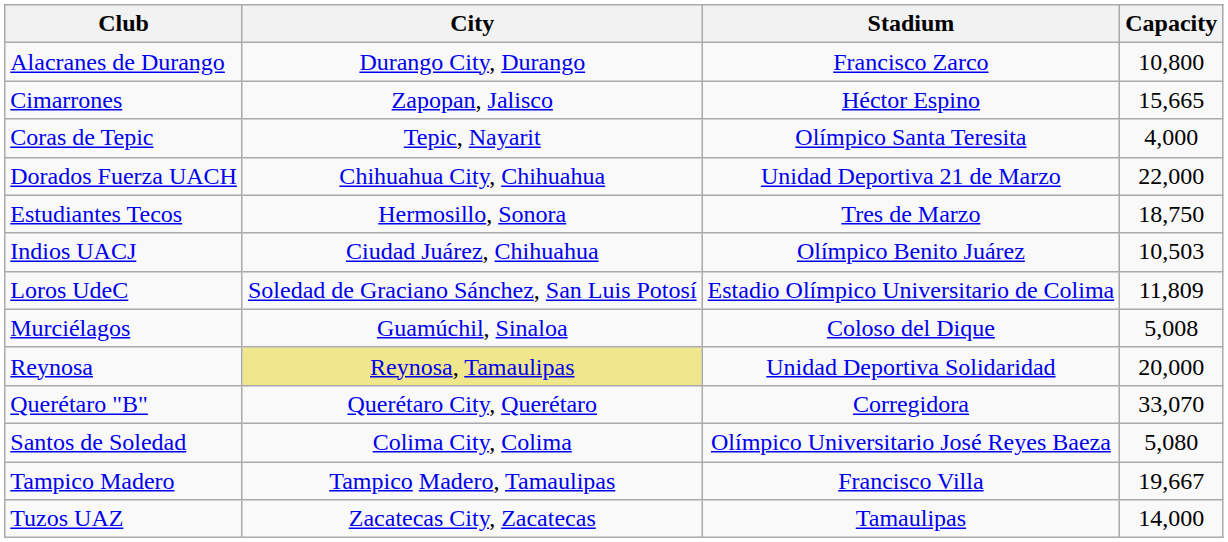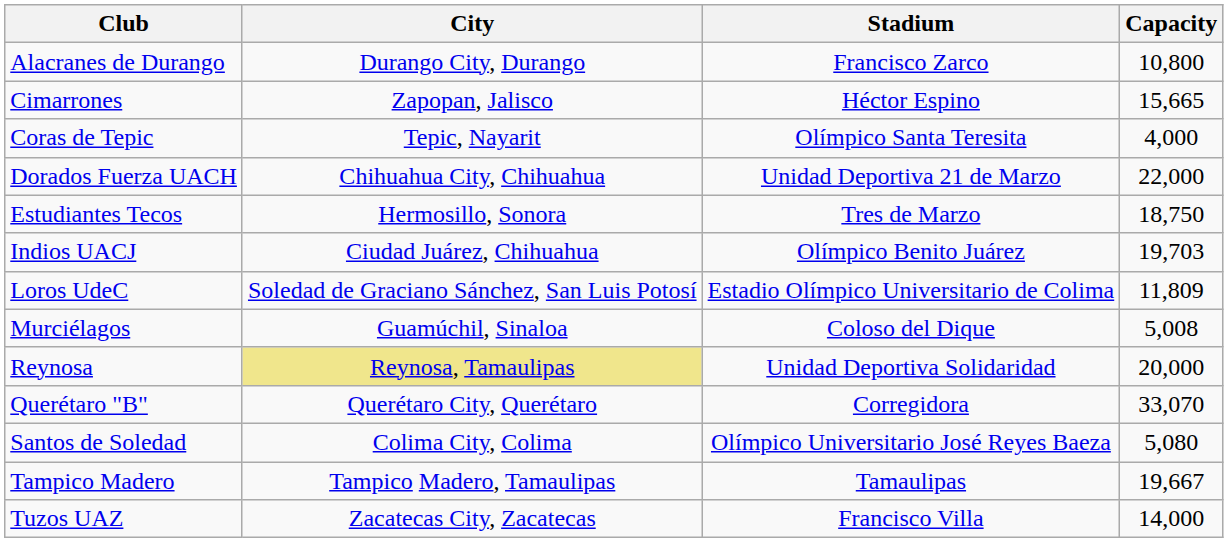(1171, 251) 10,503 -> (1171, 251) 19,703
(911, 480) Francisco Villa -> (911, 480) Tamaulipas
(911, 518) Tamaulipas -> (911, 518) Francisco Villa
